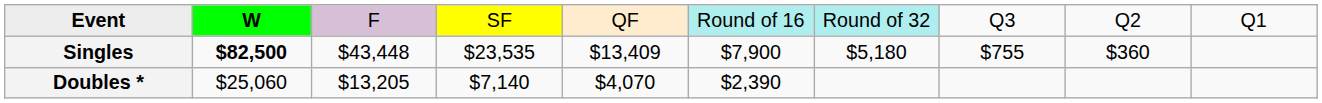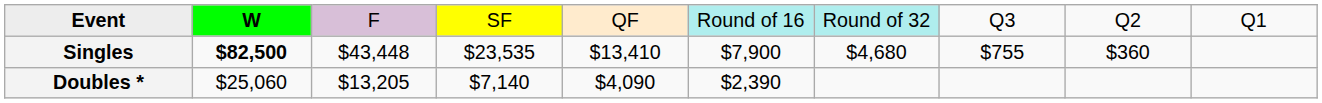(625, 52) $13,409 -> (625, 52) $13,410
(877, 52) $5,180 -> (877, 52) $4,680
(625, 83) $4,070 -> (625, 83) $4,090
